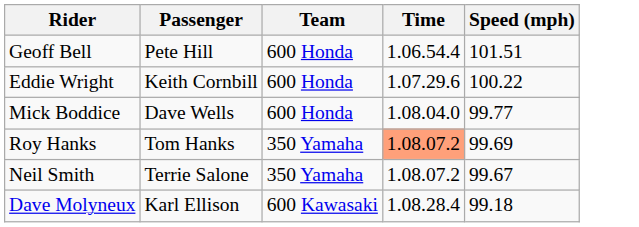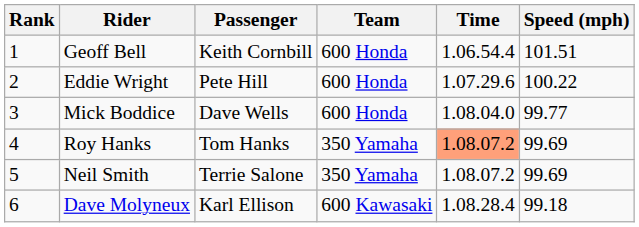+ column: (32, 19)
(179, 50) Pete Hill -> (256, 50) Keith Cornbill
(201, 81) Keith Cornbill -> (233, 81) Pete Hill
(491, 174) 99.67 -> (546, 174) 99.69
